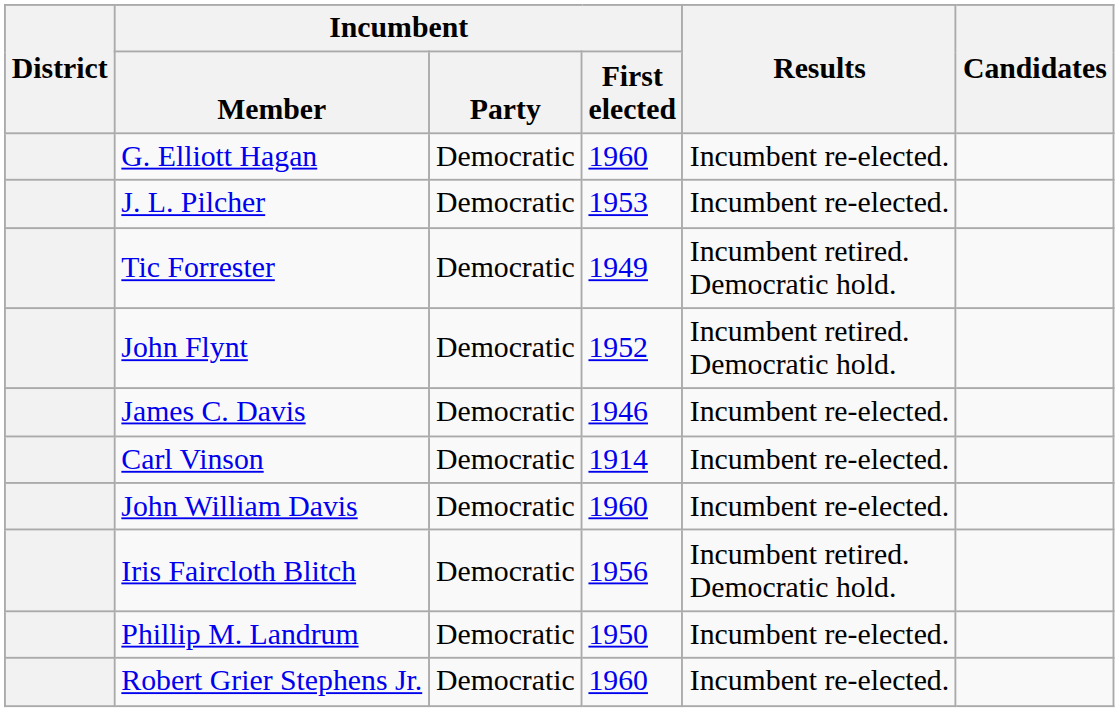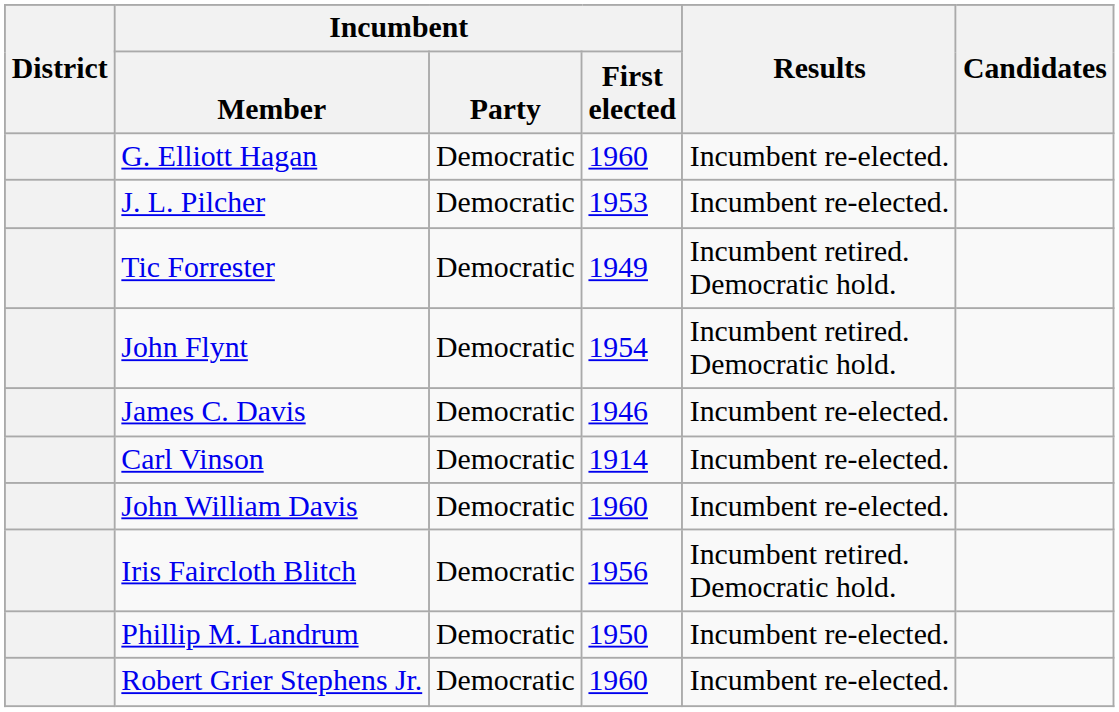(618, 347) 1952 -> (618, 347) 1954
